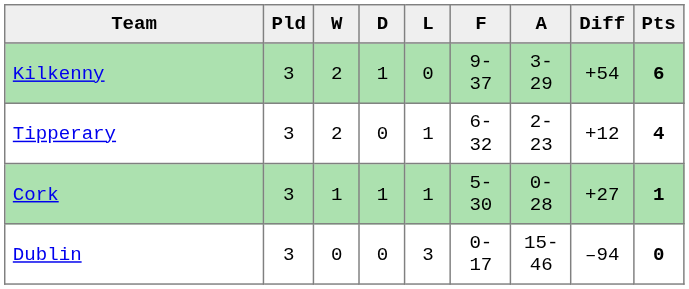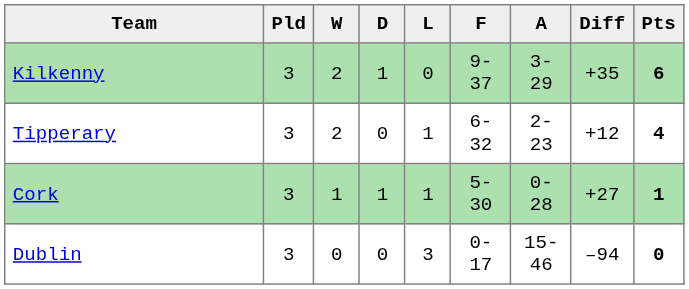(602, 73) +54 -> (602, 73) +35
